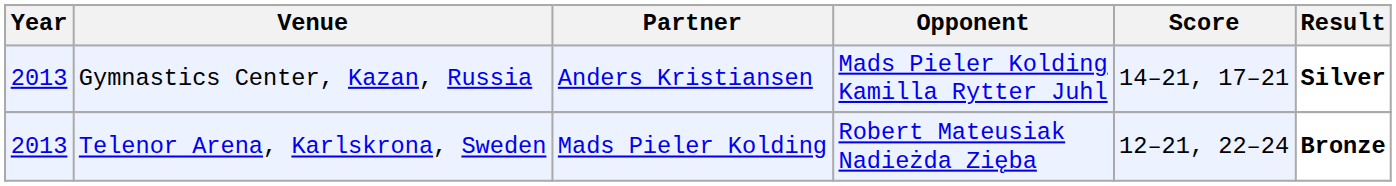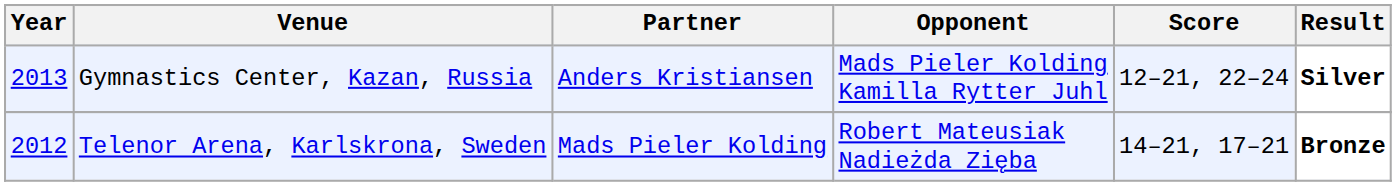(1204, 78) 14–21, 17–21 -> (1204, 78) 12–21, 22–24
(39, 146) 2013 -> (39, 146) 2012
(1204, 146) 12–21, 22–24 -> (1204, 146) 14–21, 17–21
